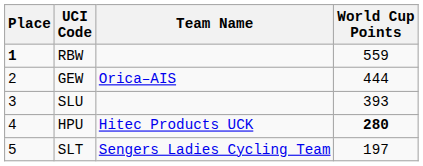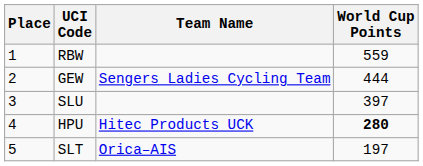(12, 56) bold -> (12, 56) normal
(137, 79) Orica–AIS -> (215, 79) Sengers Ladies Cycling Team
(376, 103) 393 -> (376, 103) 397
(215, 149) Sengers Ladies Cycling Team -> (137, 149) Orica–AIS
